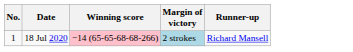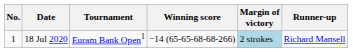+ column: (108, 17)
(115, 38) pink background -> (192, 39) no background
